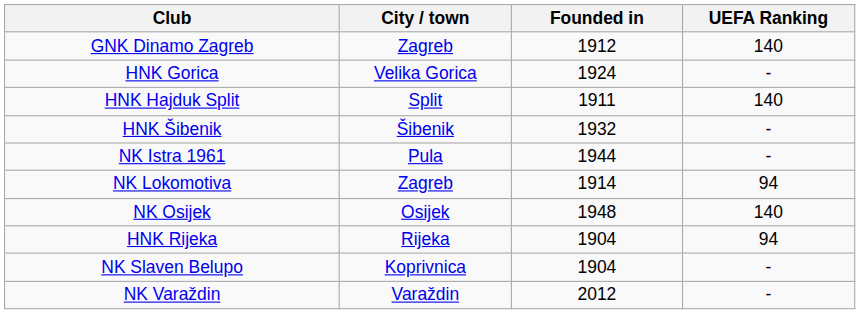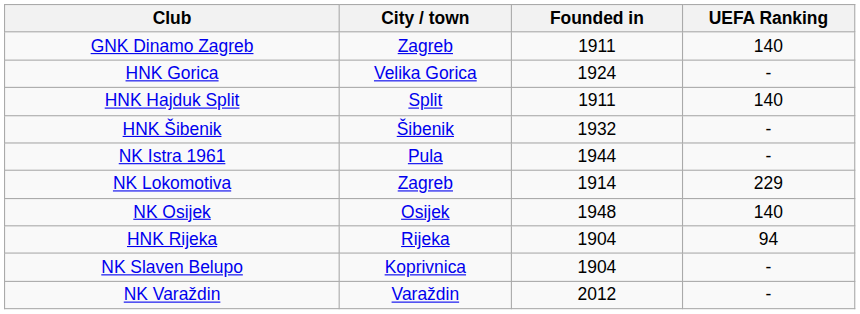(597, 45) 1912 -> (597, 45) 1911
(768, 184) 94 -> (768, 184) 229
